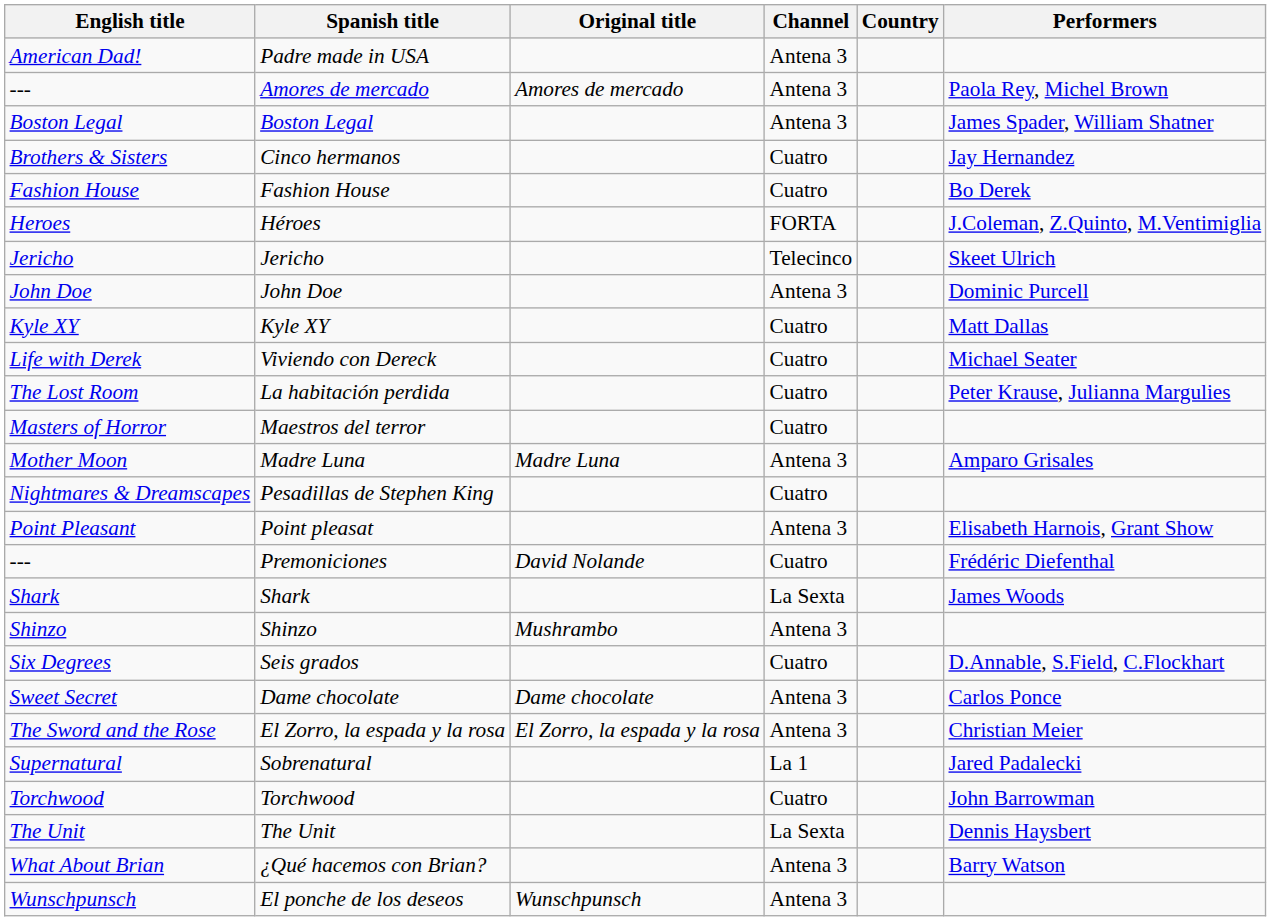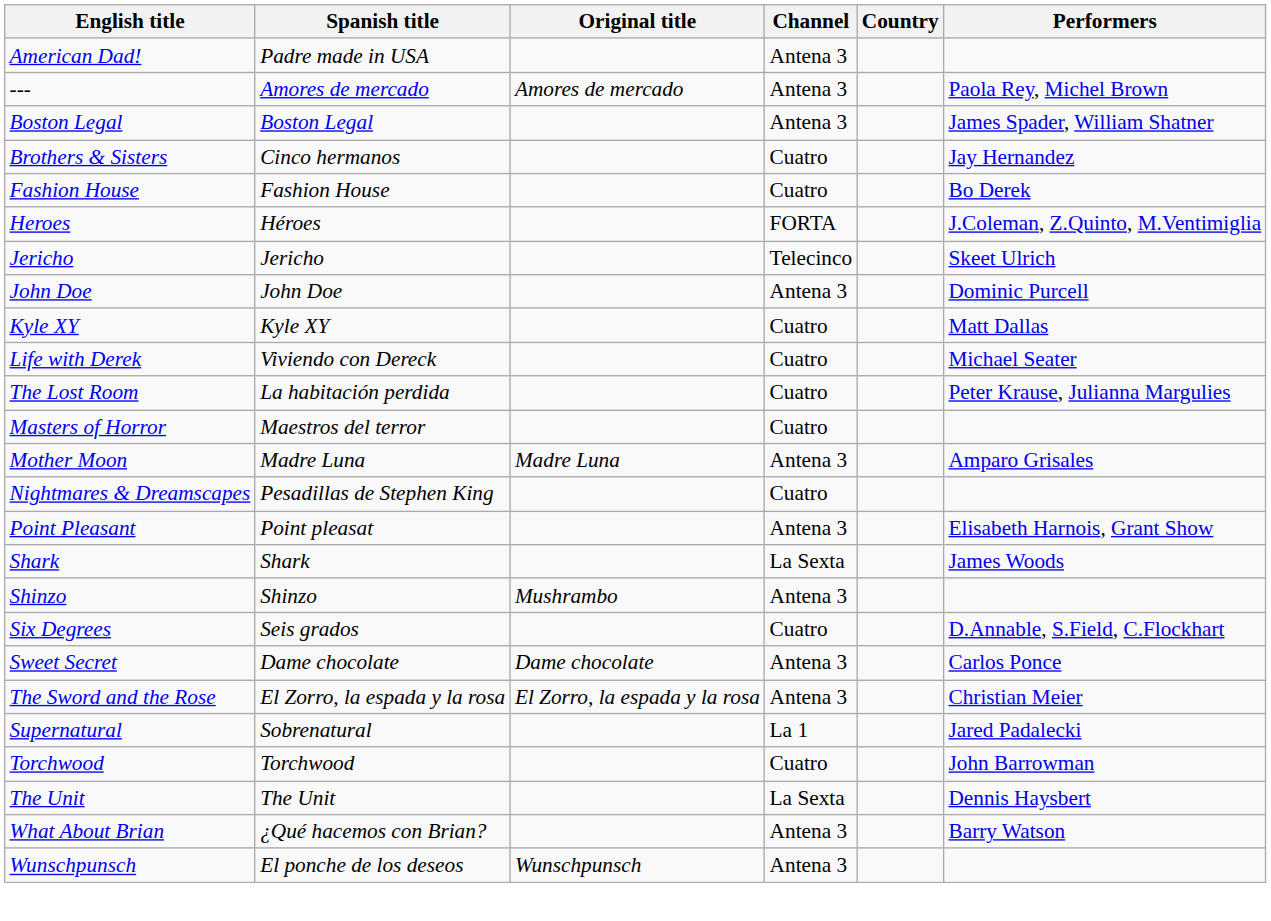- row: (324, 561)
